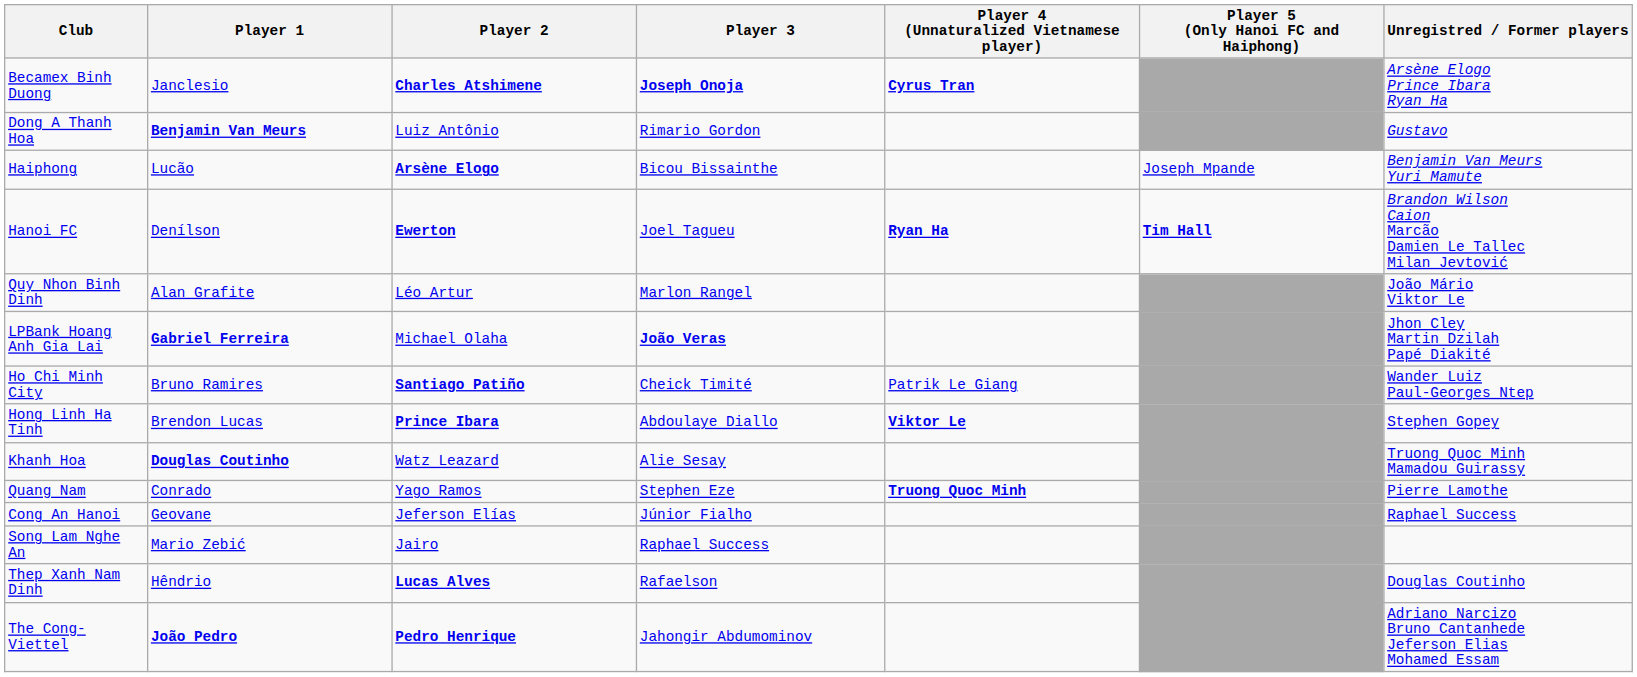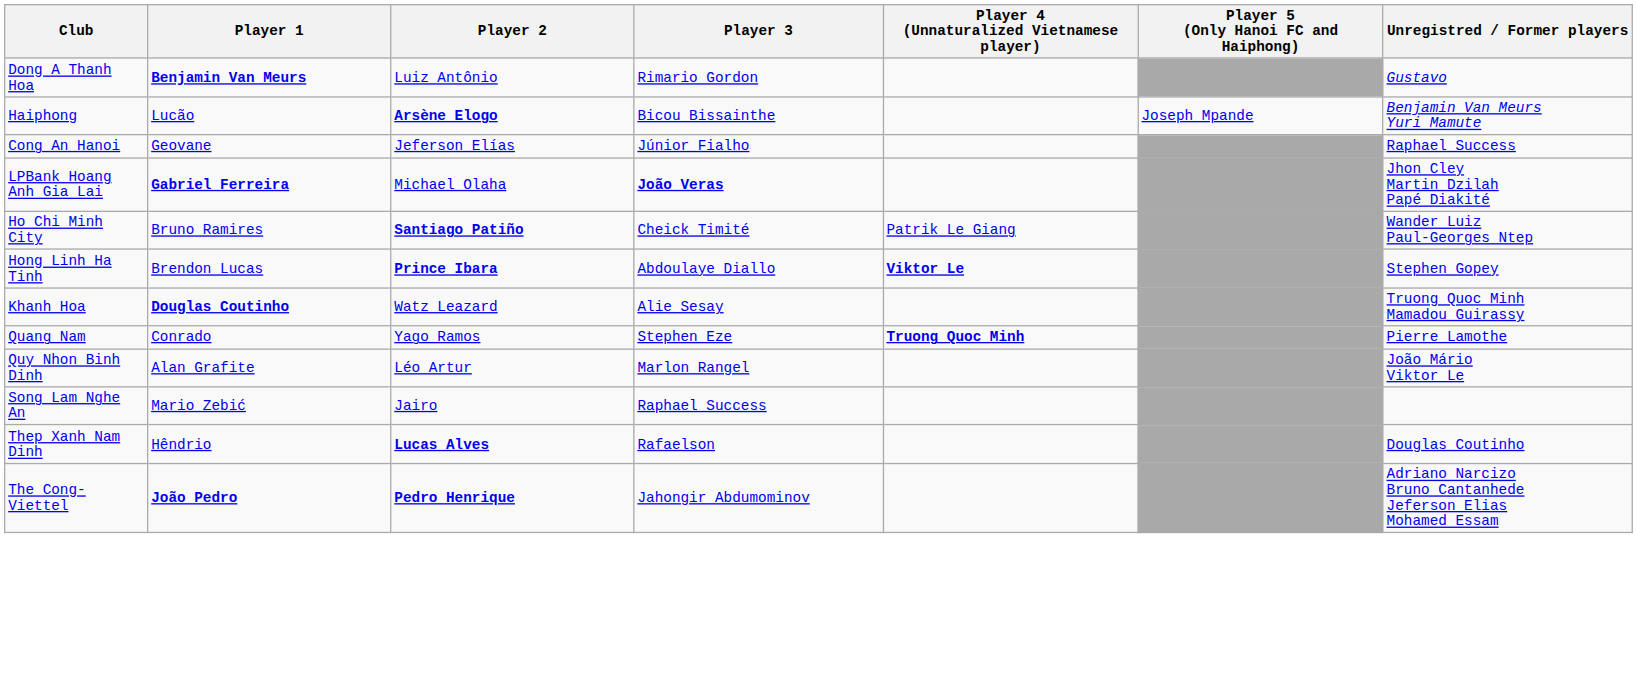- row: (60, 85)
- row: (43, 231)
rows swapped: (64, 515) <-> (64, 293)
